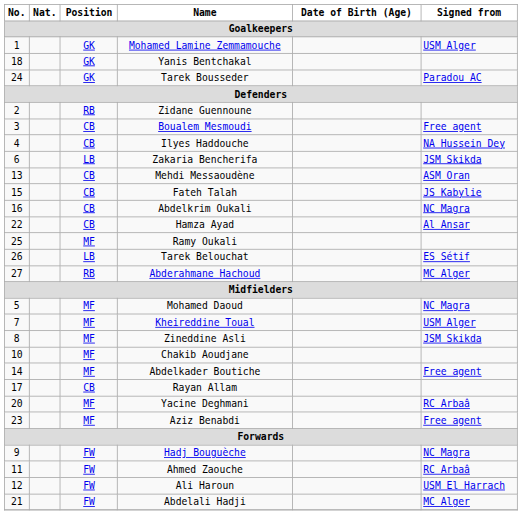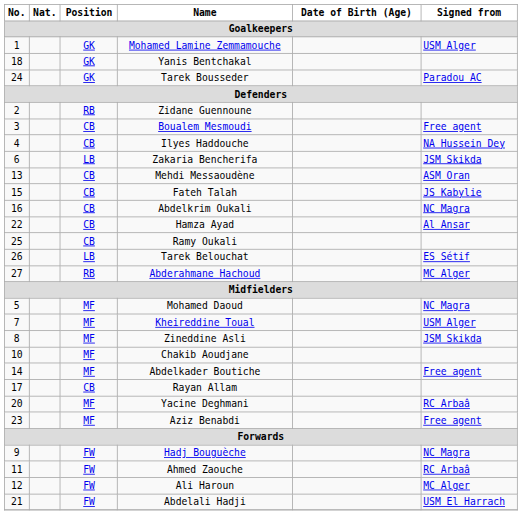(89, 241) MF -> (89, 241) CB
(464, 485) USM El Harrach -> (447, 485) MC Alger
(447, 502) MC Alger -> (464, 502) USM El Harrach
